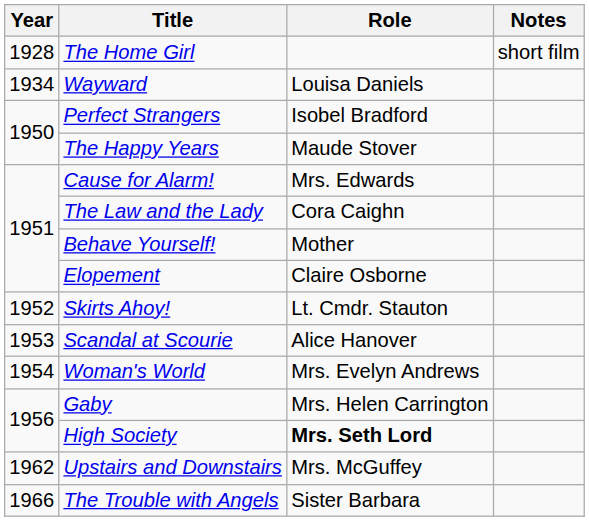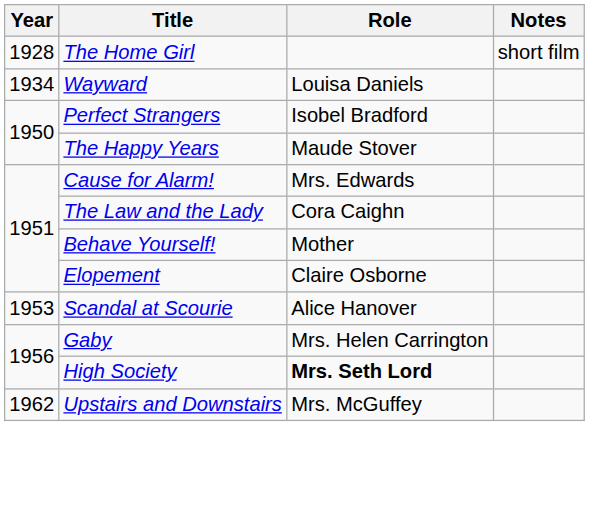- row: (117, 308)
- row: (134, 372)
- row: (171, 500)
